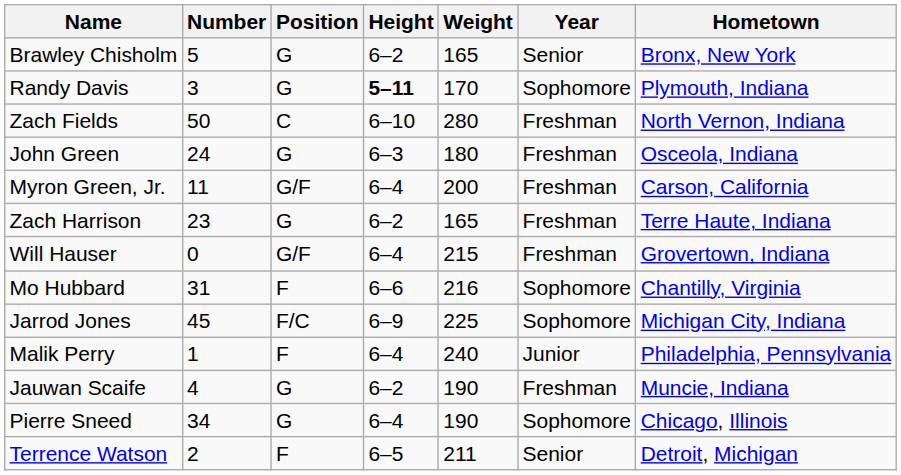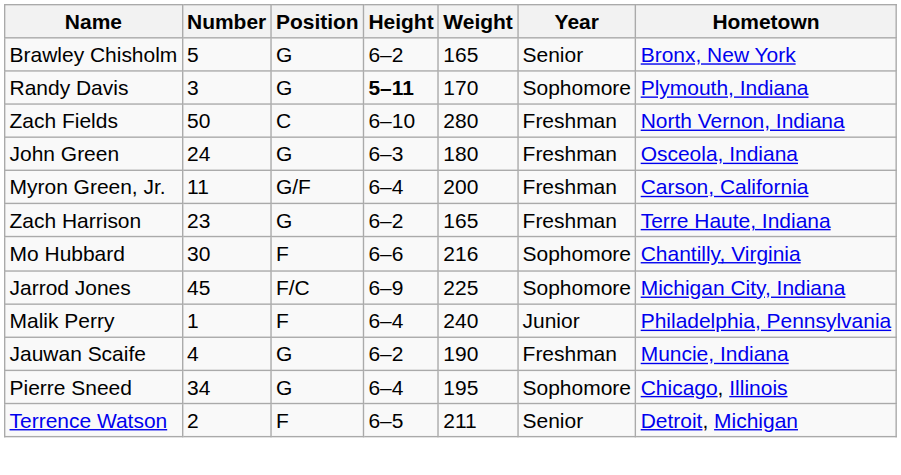- row: (63, 254)
(199, 287) 31 -> (199, 254) 30
(461, 420) 190 -> (461, 387) 195
